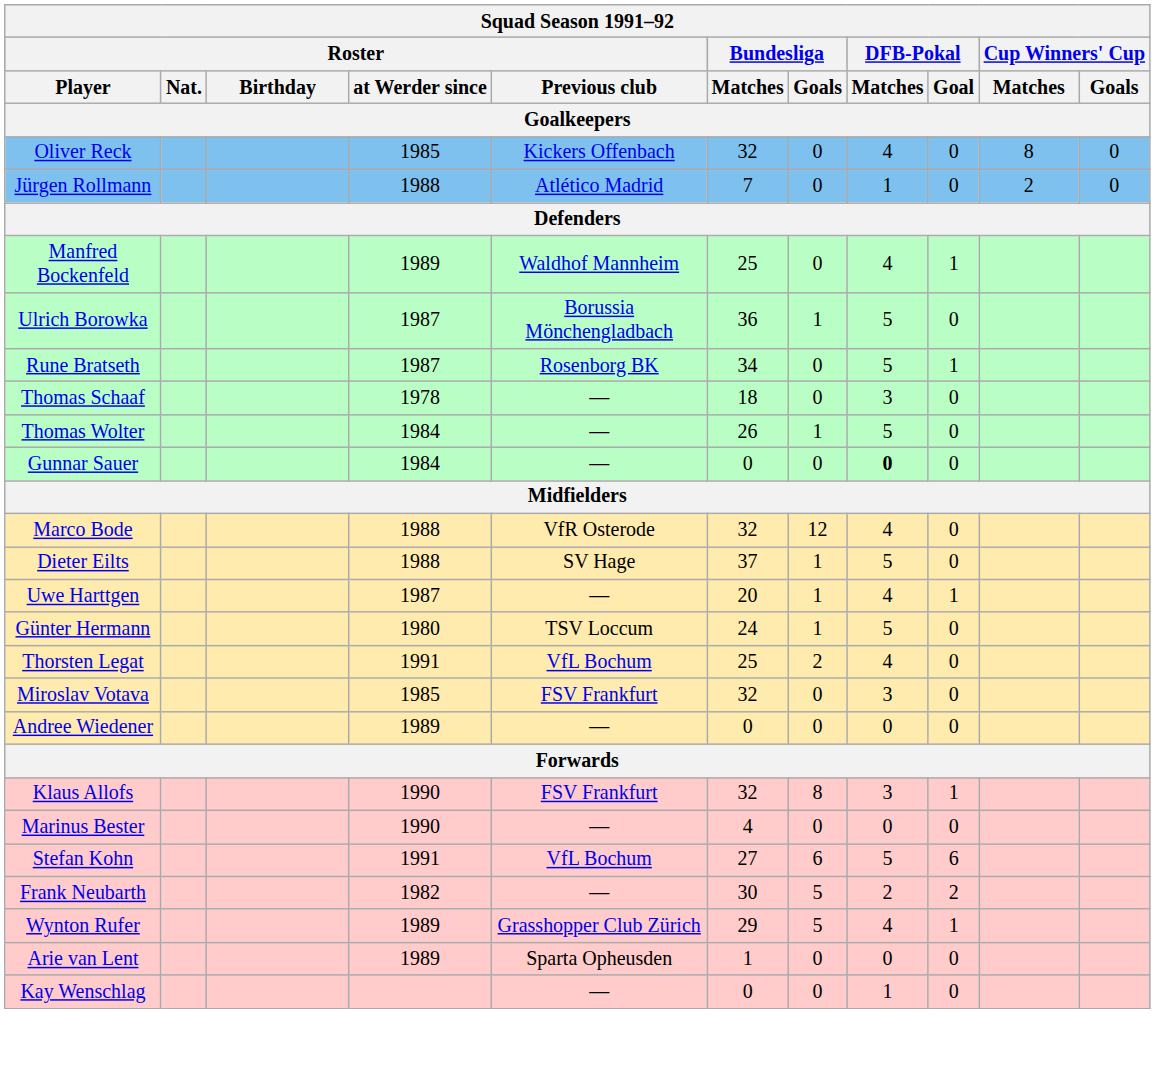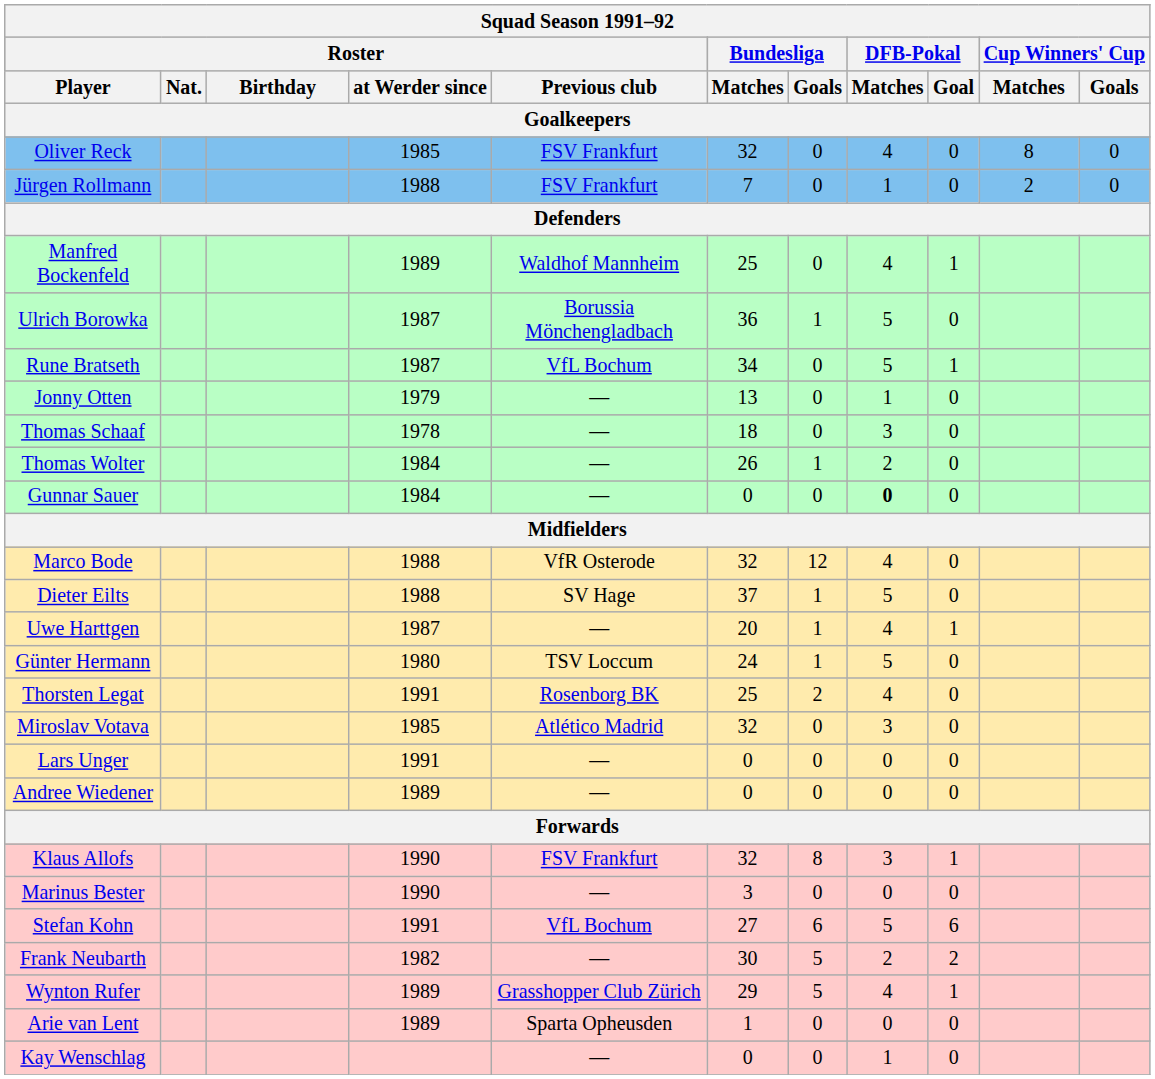(599, 152) Kickers Offenbach -> (599, 152) FSV Frankfurt
(599, 185) Atlético Madrid -> (599, 185) FSV Frankfurt
(599, 364) Rosenborg BK -> (599, 364) VfL Bochum
+ row: (83, 397)
(888, 430) 5 -> (888, 463) 2
(599, 661) VfL Bochum -> (599, 694) Rosenborg BK
(599, 694) FSV Frankfurt -> (599, 727) Atlético Madrid
+ row: (83, 760)
(748, 826) 4 -> (748, 892) 3
